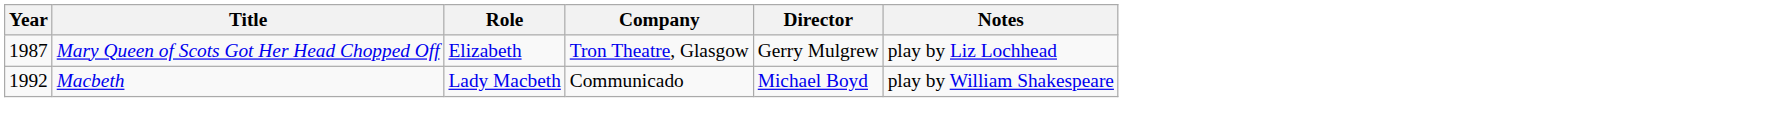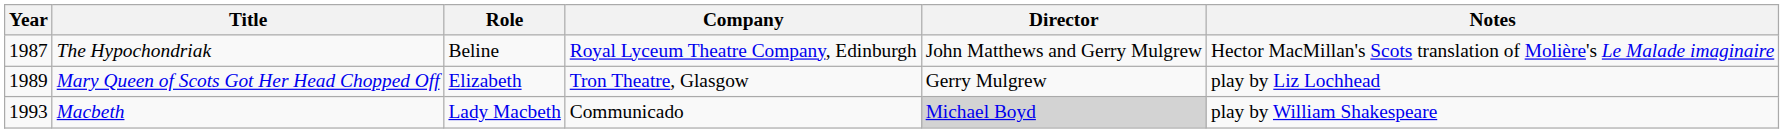+ row: (134, 50)
(28, 50) 1987 -> (28, 81) 1989
(28, 81) 1992 -> (28, 111) 1993
(813, 81) no background -> (981, 111) lightgrey background
